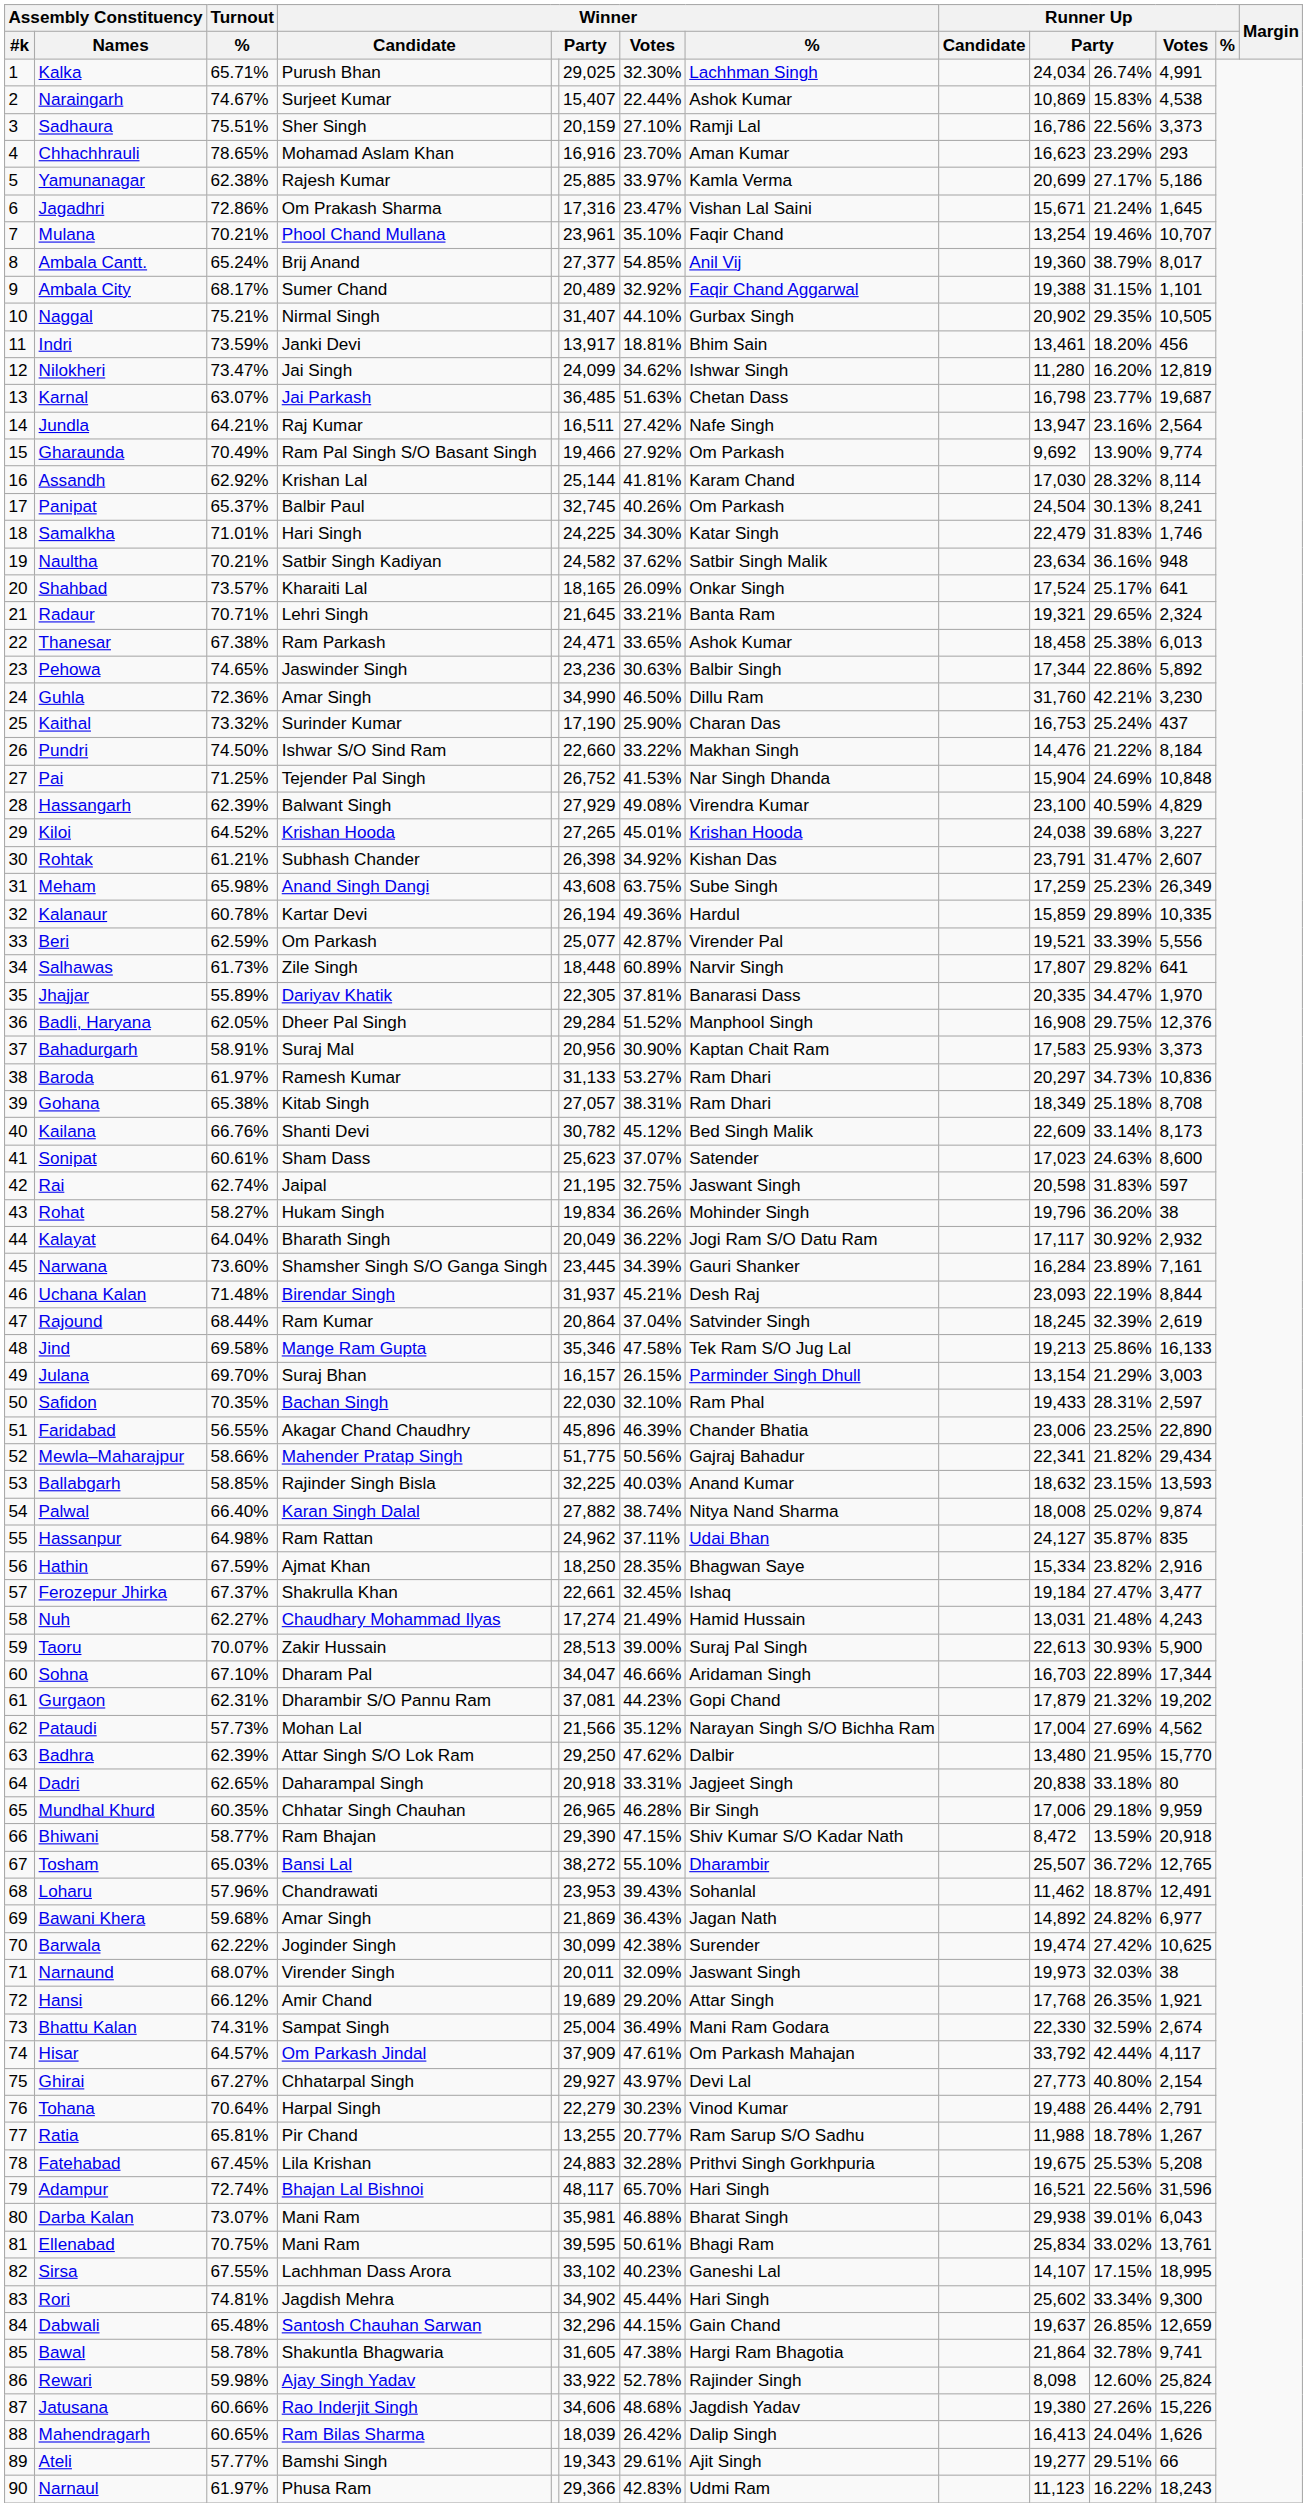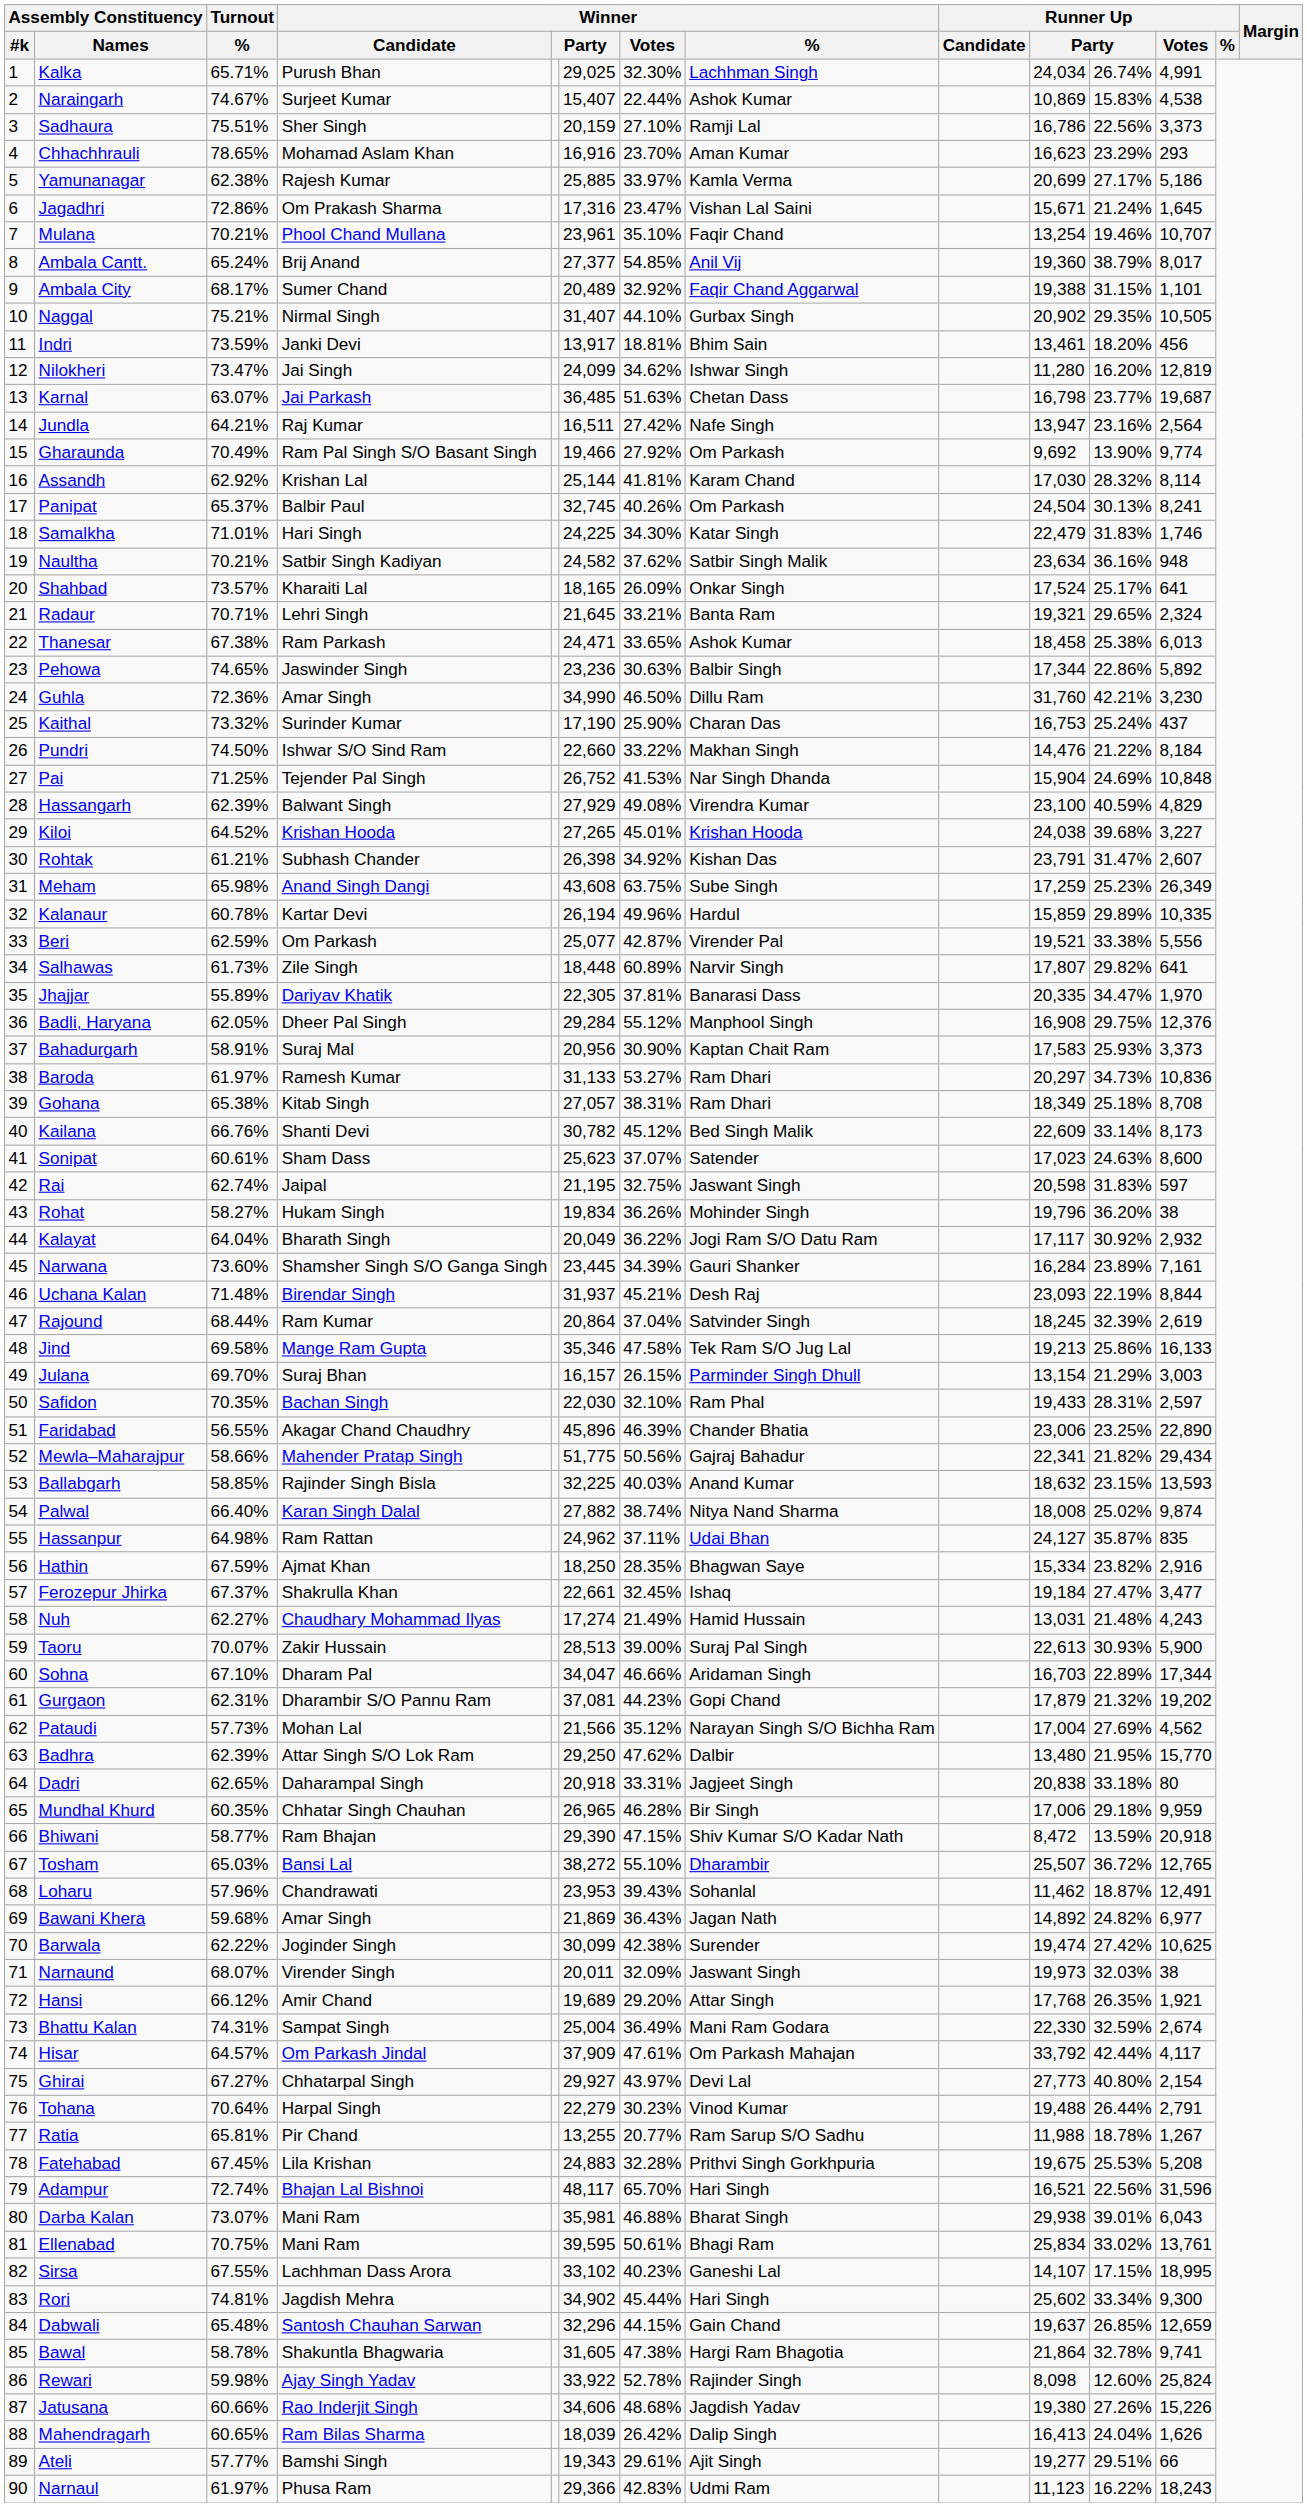(652, 914) 49.36% -> (652, 914) 49.96%
(1123, 941) 33.39% -> (1123, 941) 33.38%
(652, 1022) 51.52% -> (652, 1022) 55.12%
